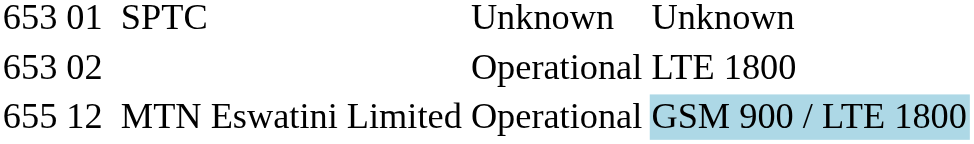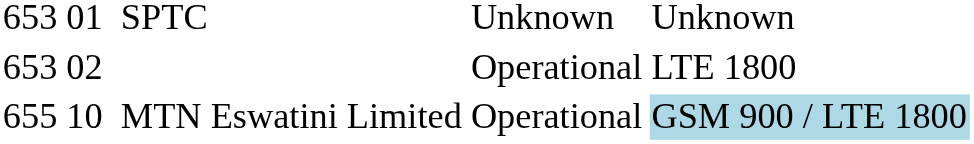(85, 116) 12 -> (85, 116) 10
